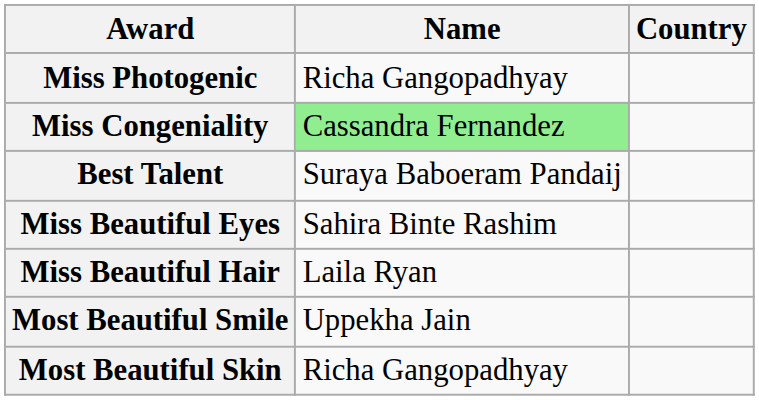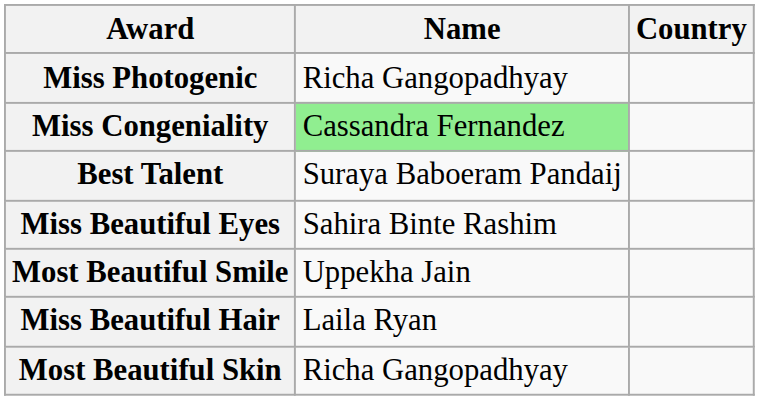rows swapped: (150, 272) <-> (150, 321)
